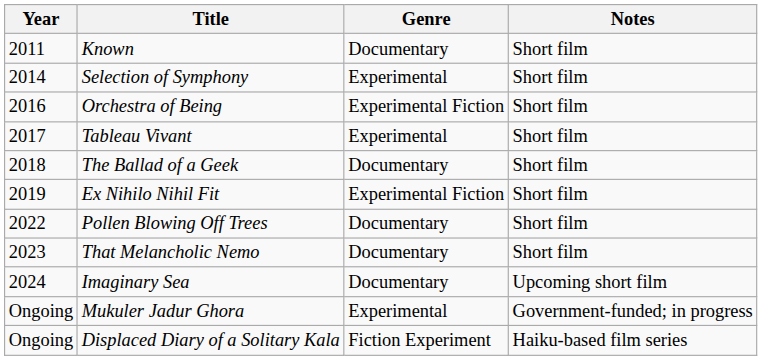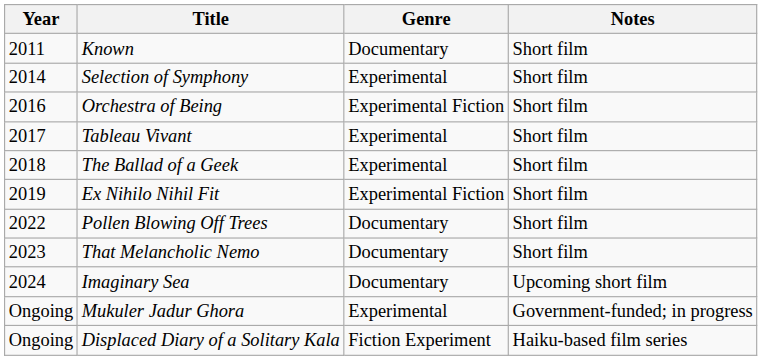(398, 164) Documentary -> (398, 164) Experimental
